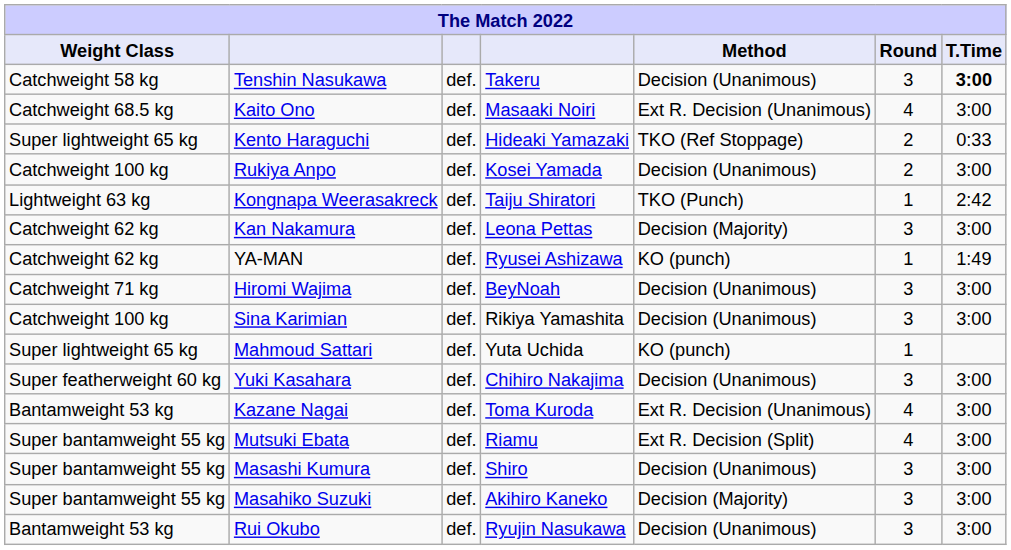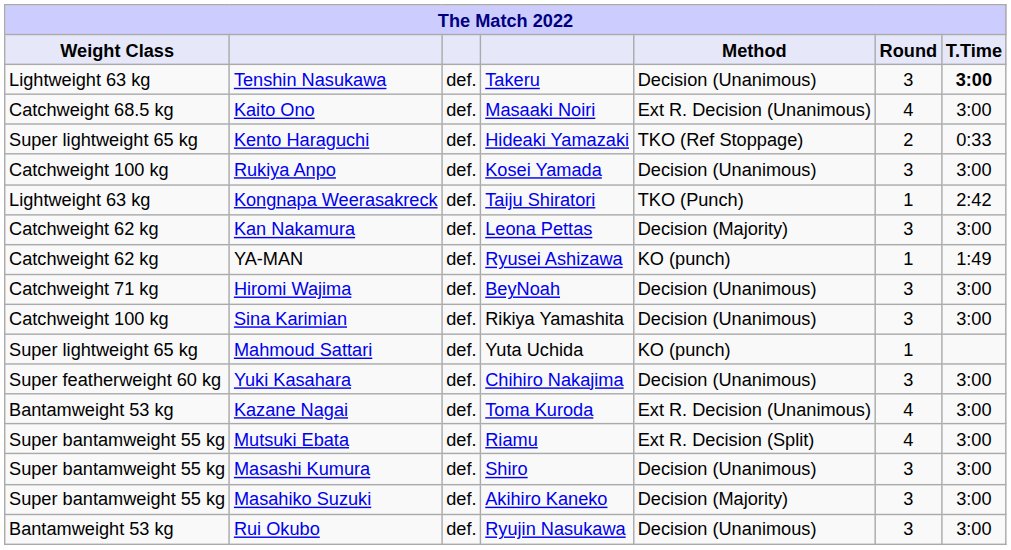(84, 79) Catchweight 58 kg -> (80, 79) Lightweight 63 kg
(908, 169) 2 -> (908, 169) 3
